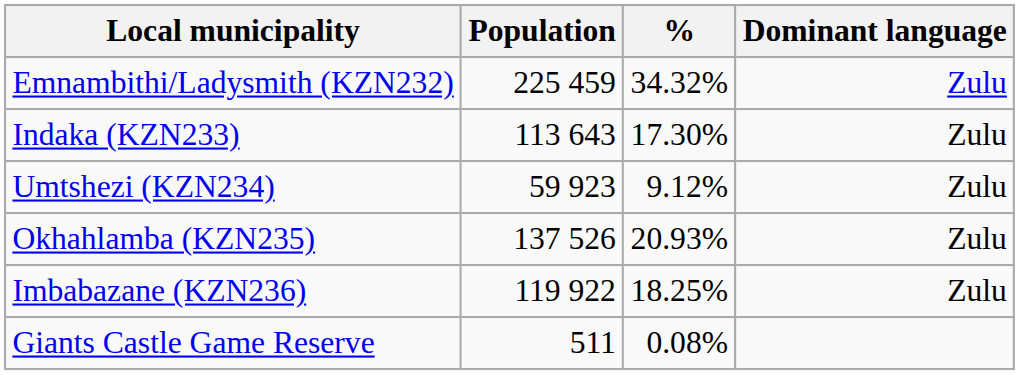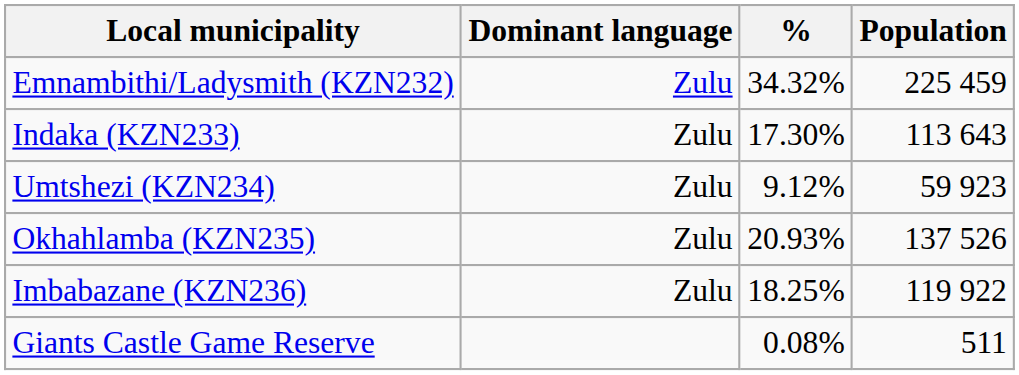columns swapped: (542, 30) <-> (875, 30)
